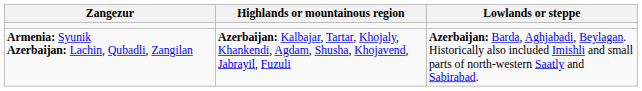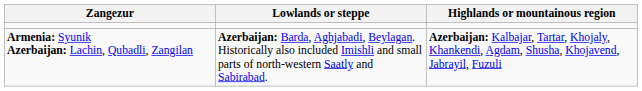columns swapped: (321, 13) <-> (532, 13)
